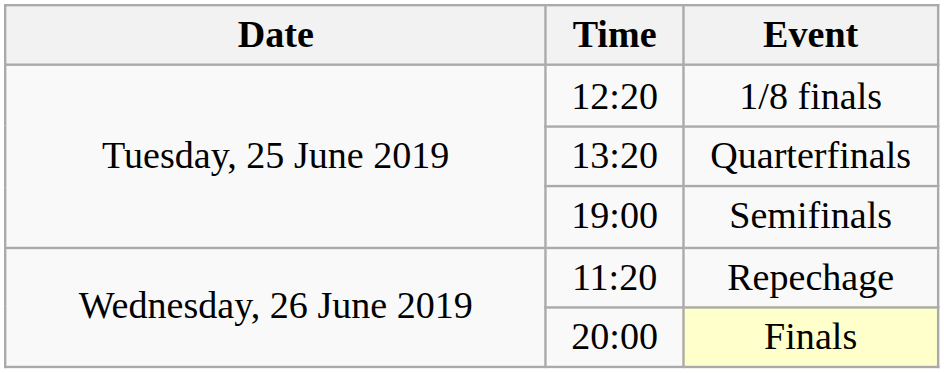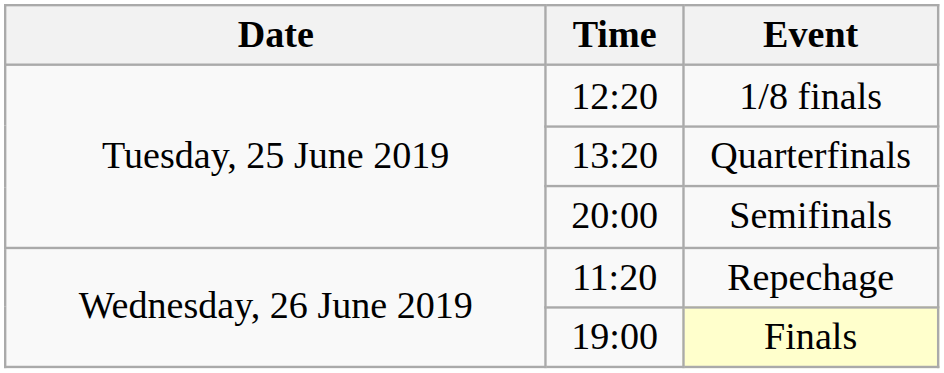(615, 215) 19:00 -> (615, 215) 20:00
(615, 336) 20:00 -> (615, 336) 19:00
